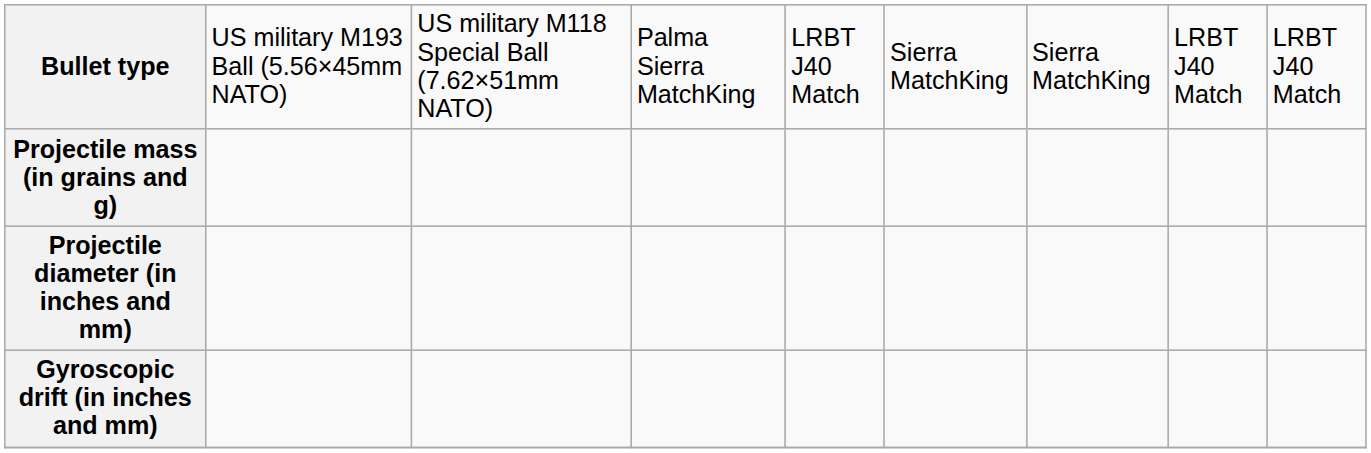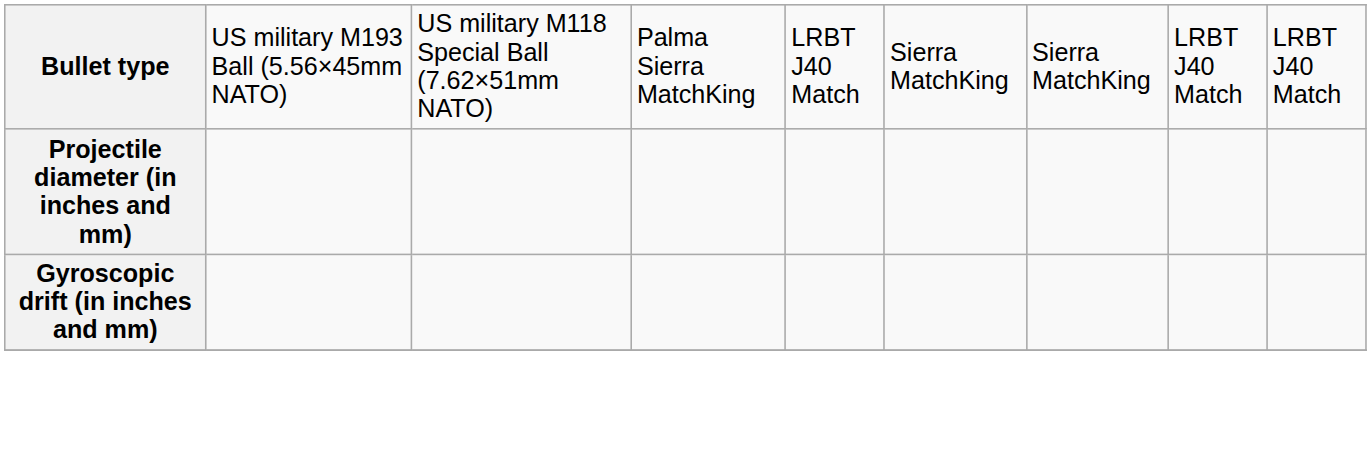- row: (105, 177)
